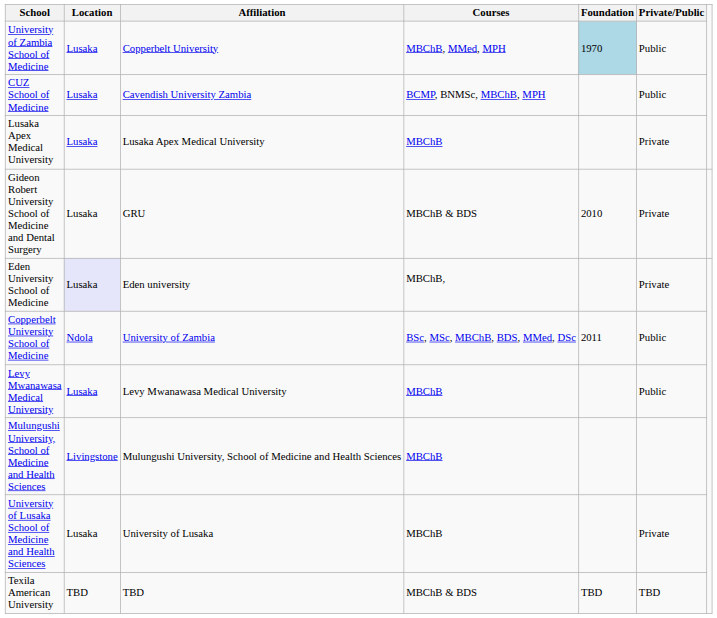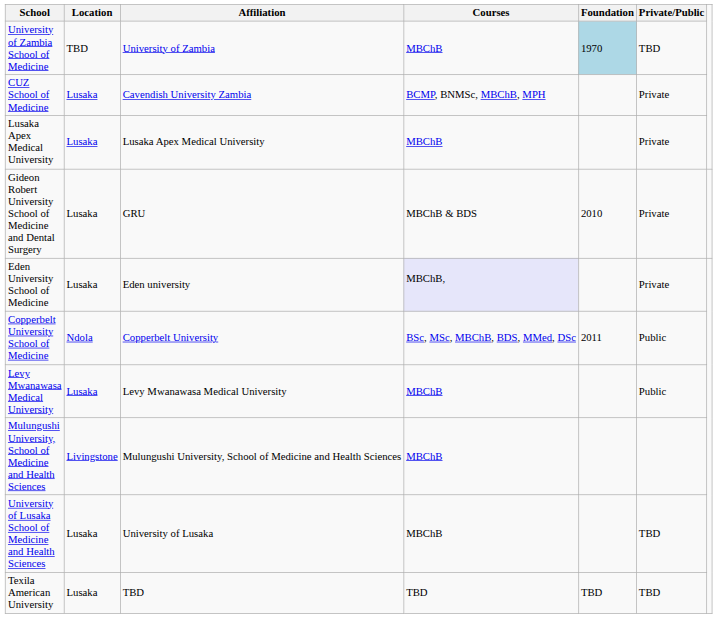(82, 48) Lusaka -> (77, 48) TBD
(170, 48) Copperbelt University -> (169, 48) University of Zambia
(456, 48) MBChB, MMed, MPH -> (424, 48) MBChB
(653, 48) Public -> (650, 48) TBD
(653, 95) Public -> (654, 95) Private
(82, 284) lavender background -> (82, 284) no background
(426, 278) no background -> (426, 278) lavender background
(169, 338) University of Zambia -> (170, 338) Copperbelt University
(654, 533) Private -> (650, 533) TBD
(77, 593) TBD -> (82, 593) Lusaka
(442, 593) MBChB & BDS -> (417, 593) TBD
